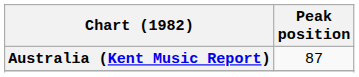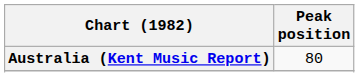(314, 59) 87 -> (314, 59) 80
